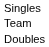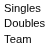rows swapped: (25, 39) <-> (18, 23)
